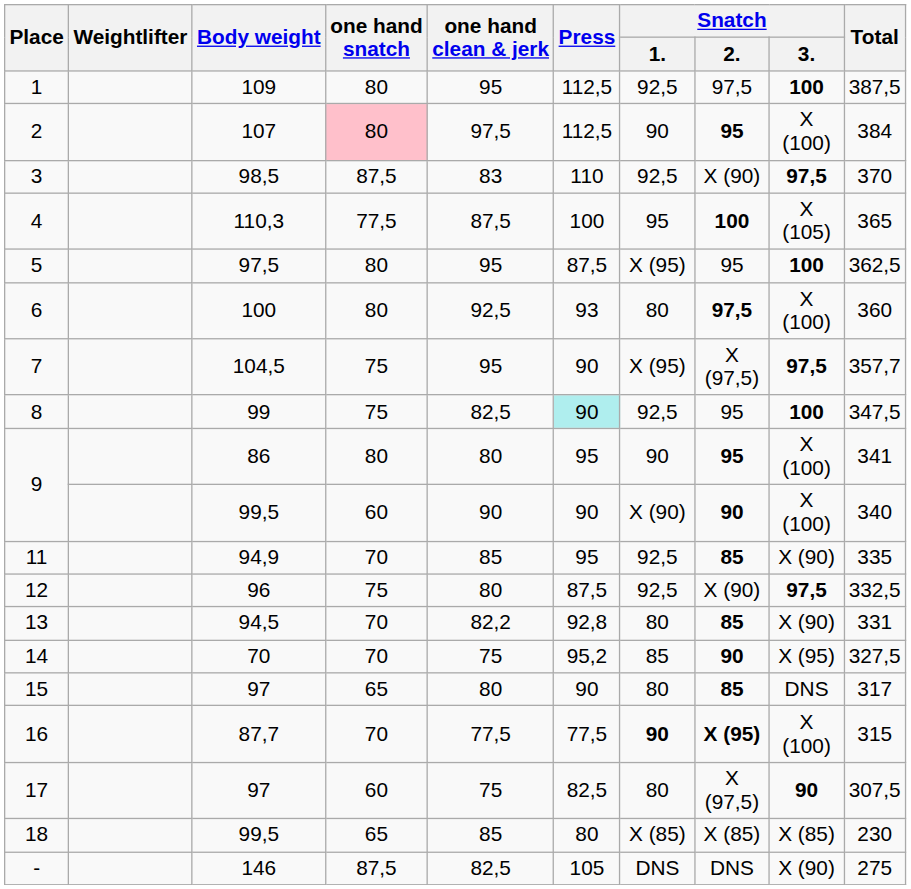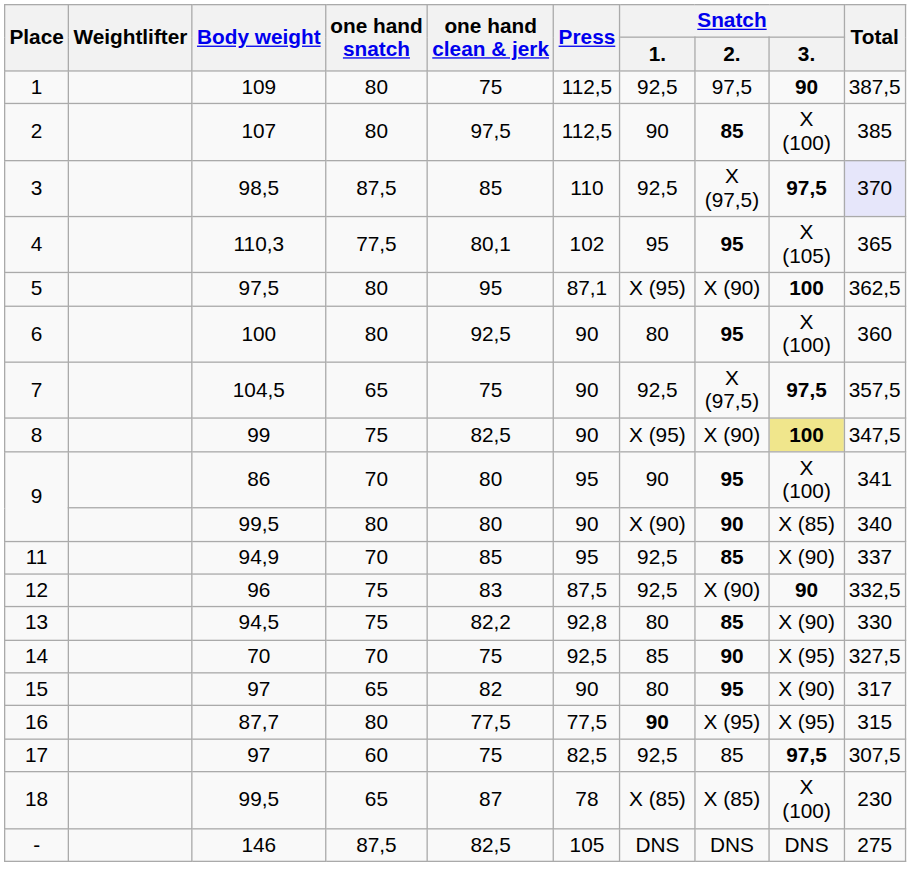(491, 86) 95 -> (491, 86) 75
(807, 86) 100 -> (807, 86) 90
(376, 131) pink background -> (376, 131) no background
(732, 131) 95 -> (732, 131) 85
(875, 131) 384 -> (875, 131) 385
(491, 176) 83 -> (491, 188) 85
(732, 176) X (90) -> (732, 188) X (97,5)
(875, 176) no background -> (875, 188) lavender background
(491, 221) 87,5 -> (491, 244) 80,1
(587, 221) 100 -> (587, 244) 102
(732, 221) 100 -> (732, 244) 95
(587, 265) 87,5 -> (587, 289) 87,1
(732, 265) 95 -> (732, 289) X (90)
(587, 310) 93 -> (587, 333) 90
(732, 310) 97,5 -> (732, 333) 95
(376, 366) 75 -> (376, 390) 65
(491, 366) 95 -> (491, 390) 75
(657, 366) X (95) -> (657, 390) 92,5
(875, 366) 357,7 -> (875, 390) 357,5
(587, 411) paleturquoise background -> (587, 434) no background
(657, 411) 92,5 -> (657, 434) X (95)
(732, 411) 95 -> (732, 434) X (90)
(807, 411) no background -> (807, 434) khaki background
(376, 456) 80 -> (376, 479) 70
(376, 512) 60 -> (376, 524) 80
(491, 512) 90 -> (491, 524) 80
(807, 512) X (100) -> (807, 524) X (85)
(875, 557) 335 -> (875, 557) 337
(491, 590) 80 -> (491, 590) 83
(807, 590) 97,5 -> (807, 590) 90
(376, 623) 70 -> (376, 623) 75
(875, 623) 331 -> (875, 623) 330
(587, 656) 95,2 -> (587, 656) 92,5
(491, 689) 80 -> (491, 689) 82
(732, 689) 85 -> (732, 689) 95
(807, 689) DNS -> (807, 689) X (90)
(376, 733) 70 -> (376, 722) 80
(732, 733) bold -> (732, 722) normal
(807, 733) X (100) -> (807, 722) X (95)
(657, 790) 80 -> (657, 755) 92,5
(732, 790) X (97,5) -> (732, 755) 85
(807, 790) 90 -> (807, 755) 97,5
(491, 834) 85 -> (491, 799) 87
(587, 834) 80 -> (587, 799) 78
(807, 834) X (85) -> (807, 799) X (100)
(807, 867) X (90) -> (807, 844) DNS
